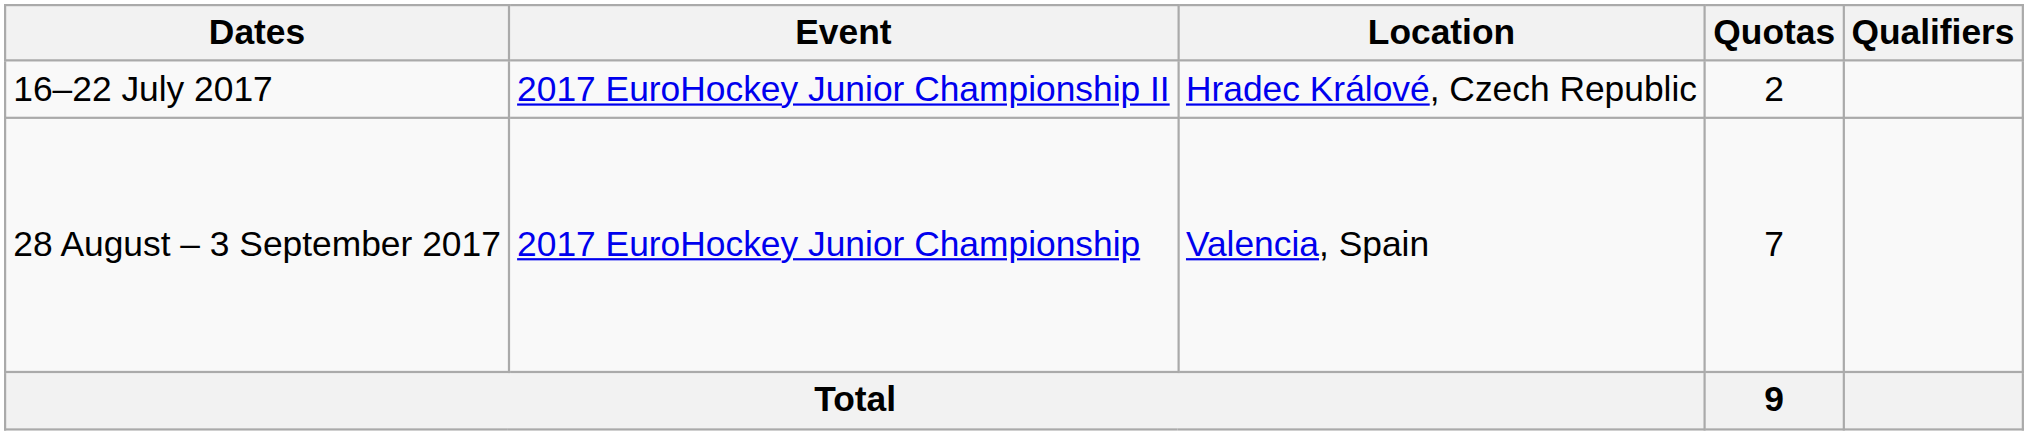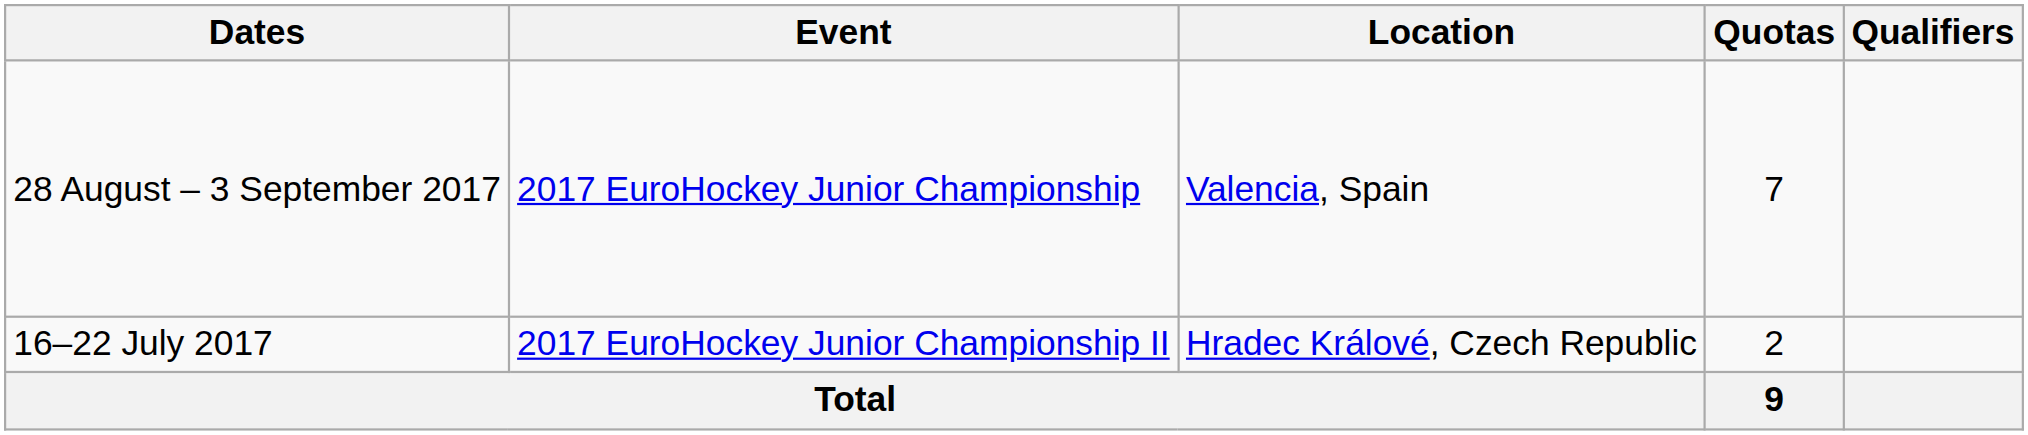rows swapped: (257, 244) <-> (143, 88)
